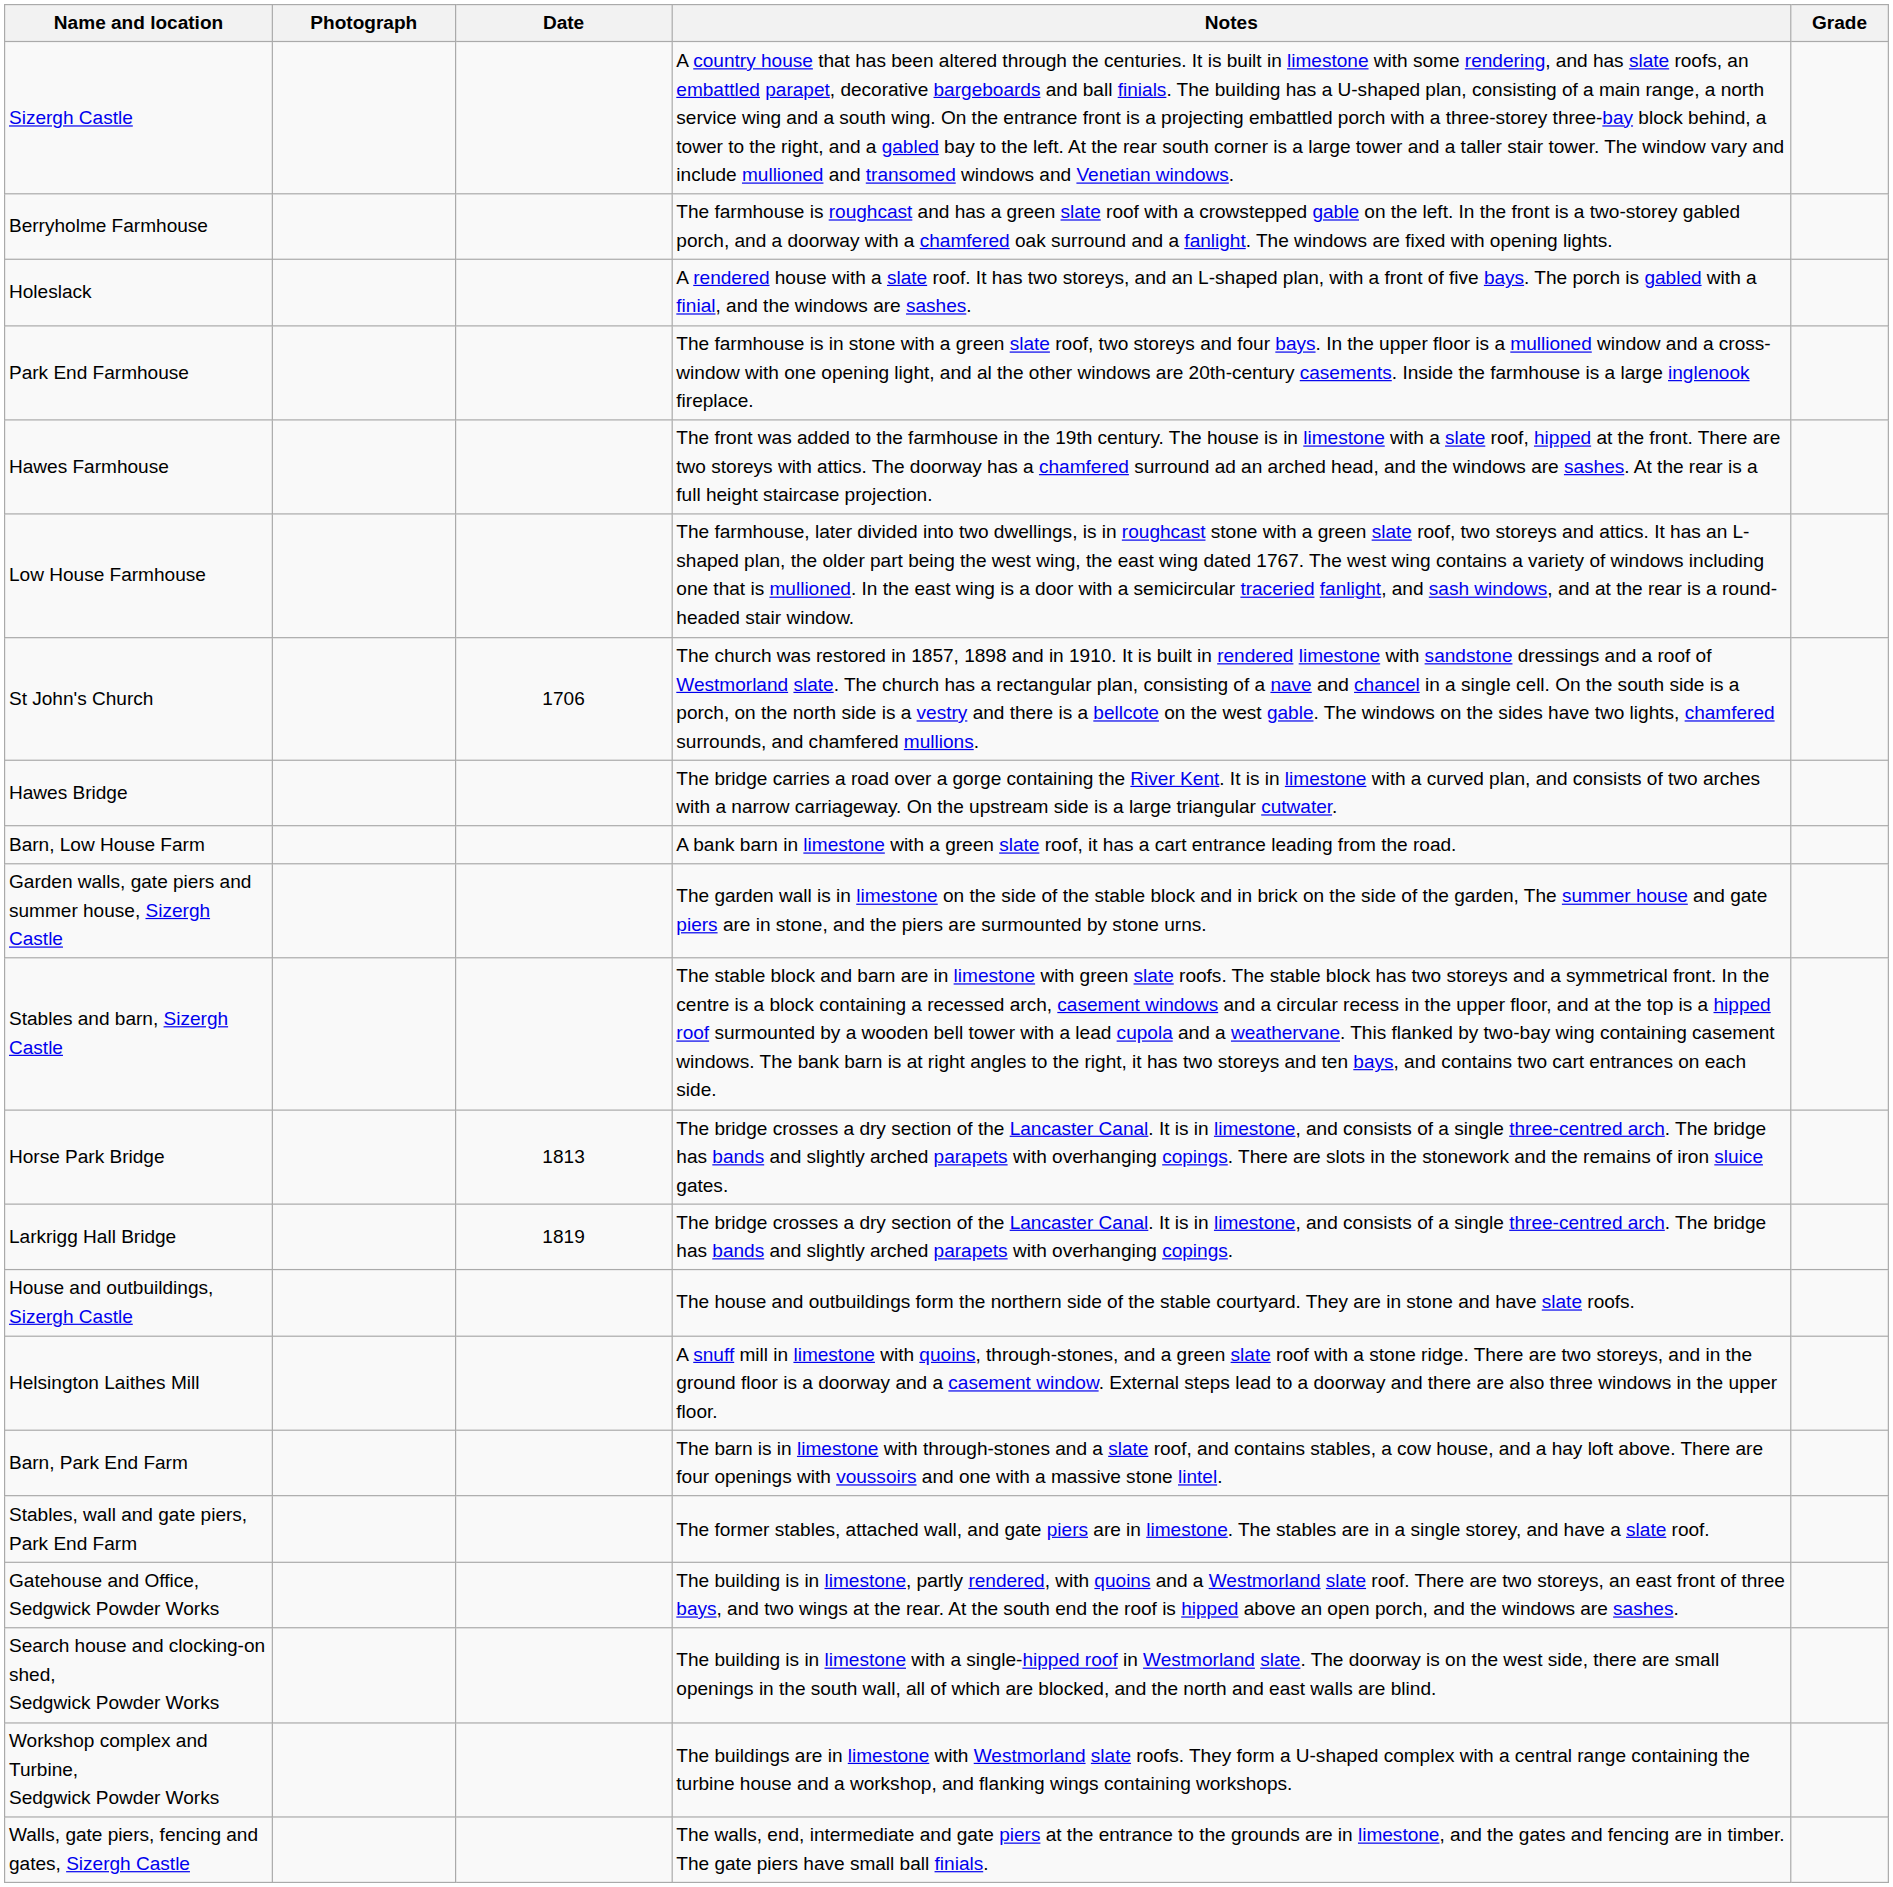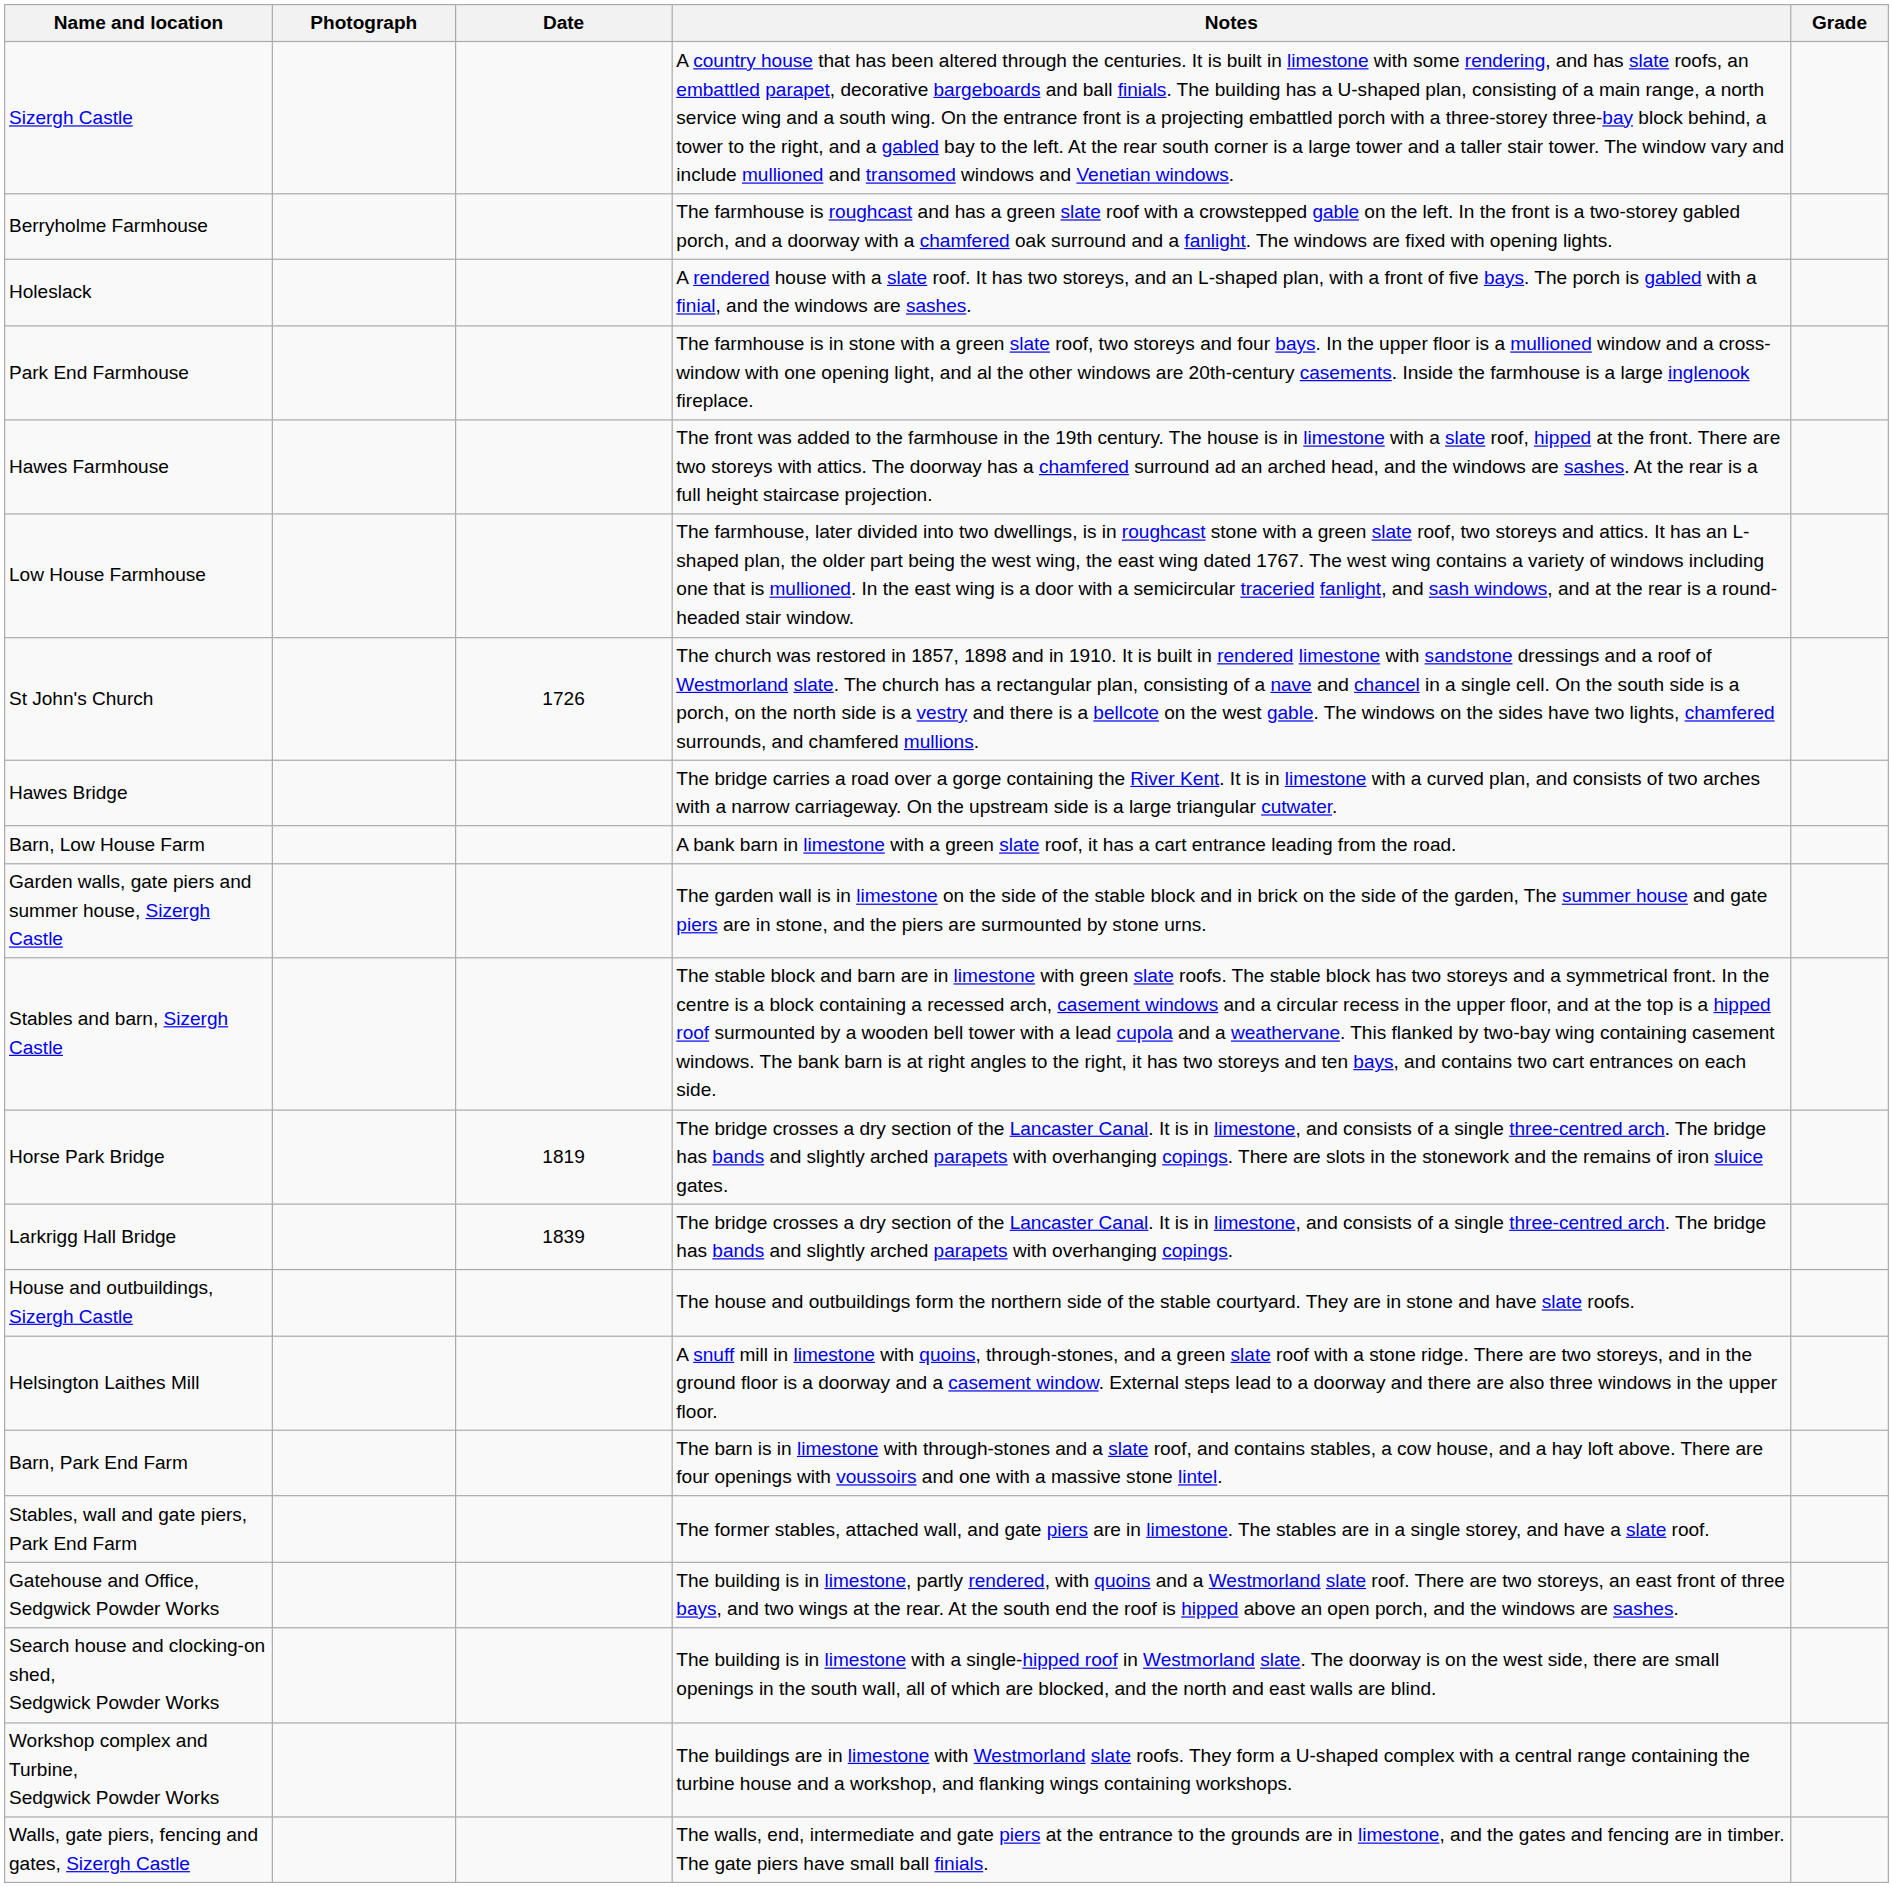(564, 698) 1706 -> (564, 698) 1726
(564, 1156) 1813 -> (564, 1156) 1819
(564, 1236) 1819 -> (564, 1236) 1839
